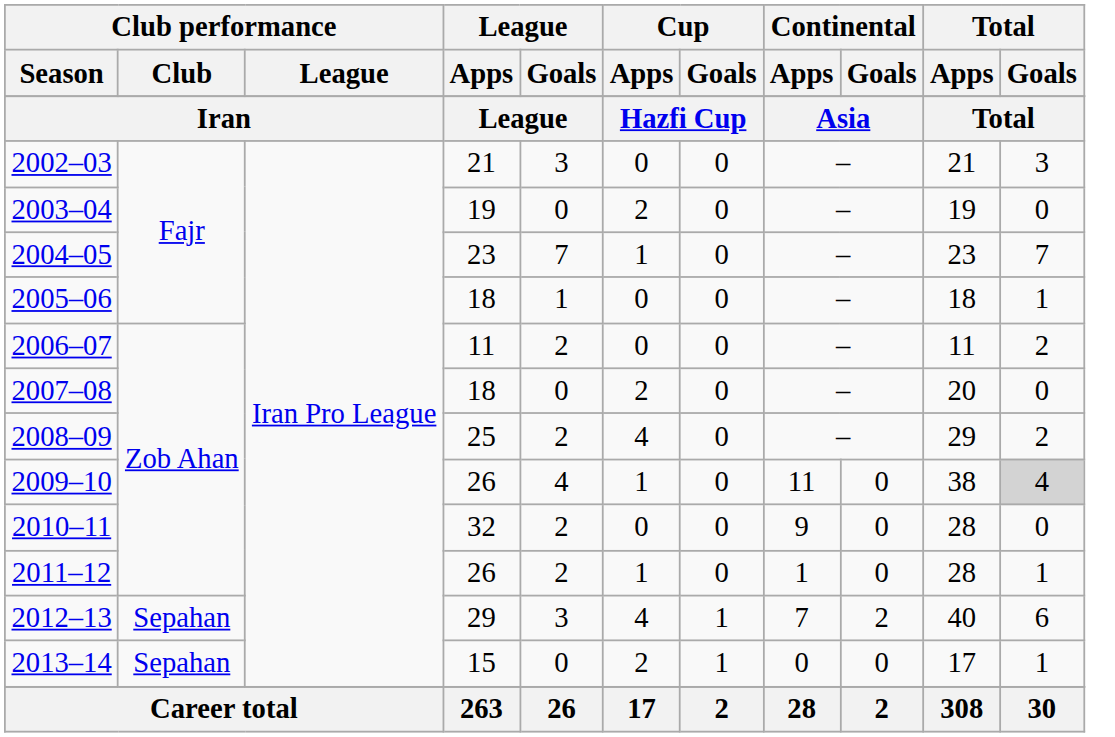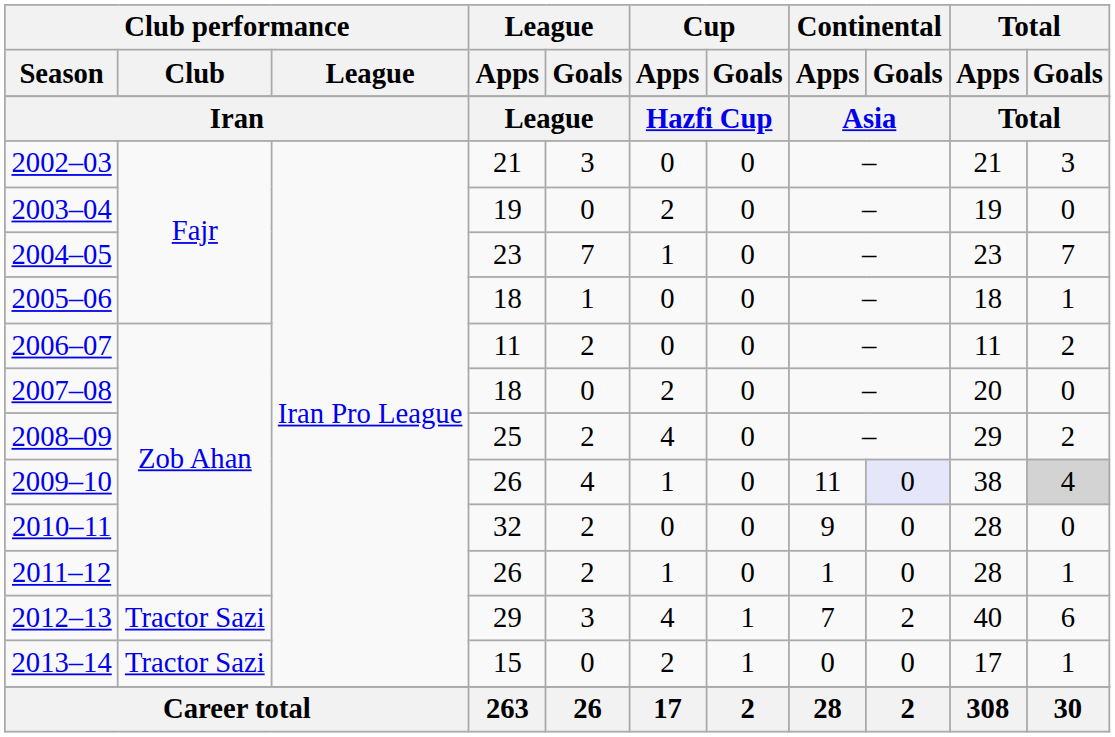(882, 481) no background -> (908, 481) lavender background
(182, 617) Sepahan -> (195, 617) Tractor Sazi
(182, 663) Sepahan -> (195, 663) Tractor Sazi
